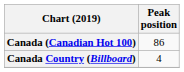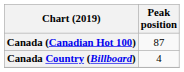(159, 42) 86 -> (159, 42) 87
